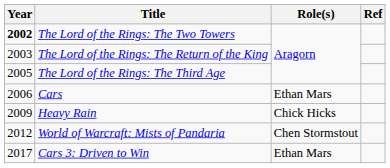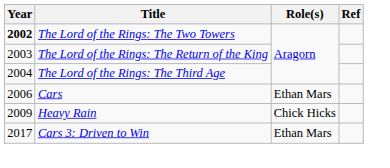(20, 73) 2005 -> (20, 73) 2004
- row: (131, 133)
